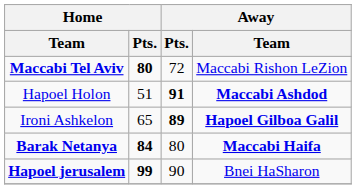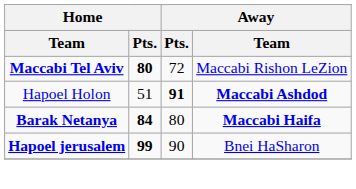- row: (67, 120)
